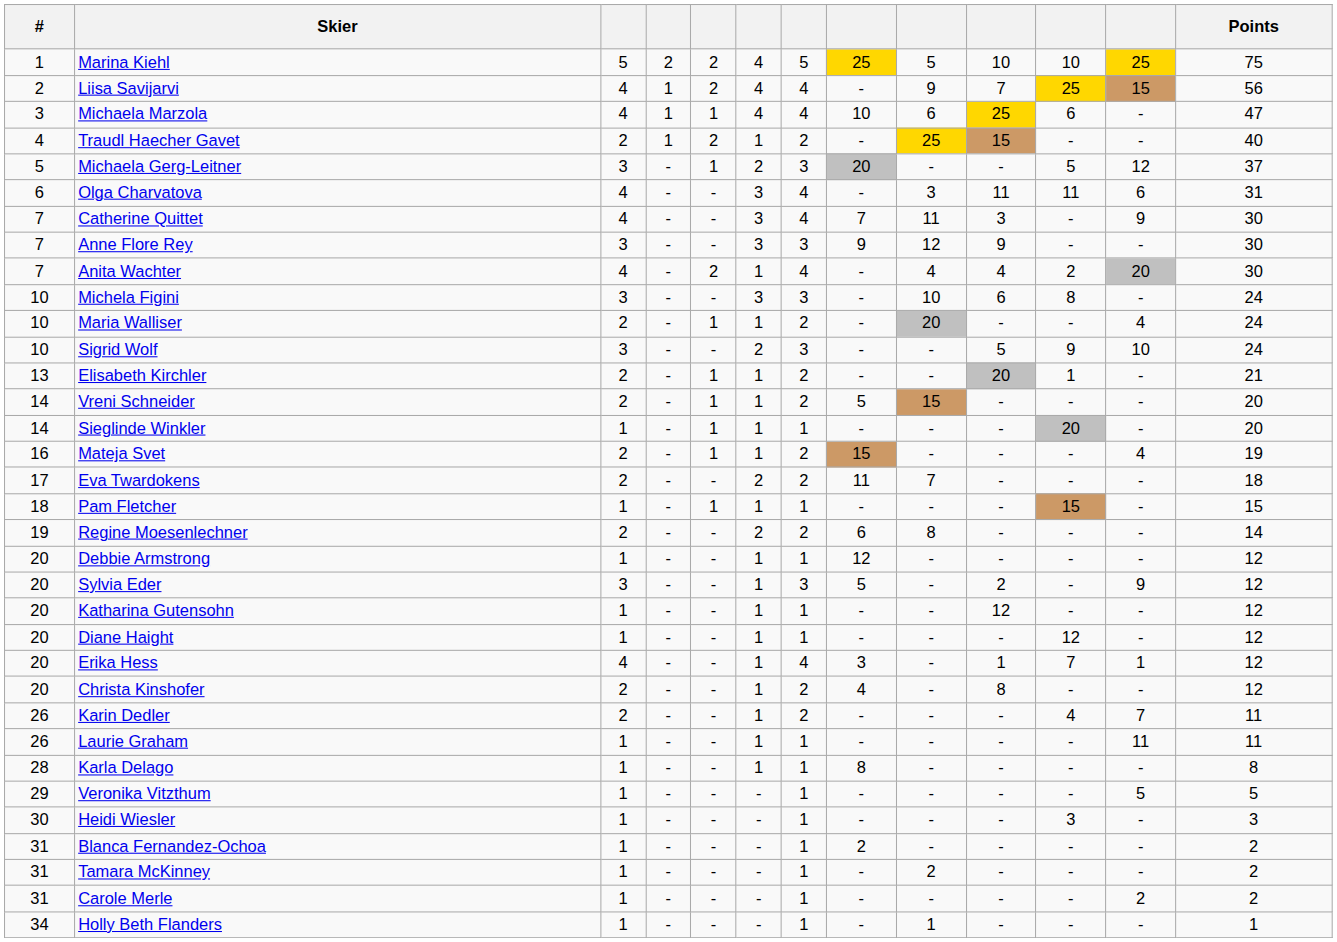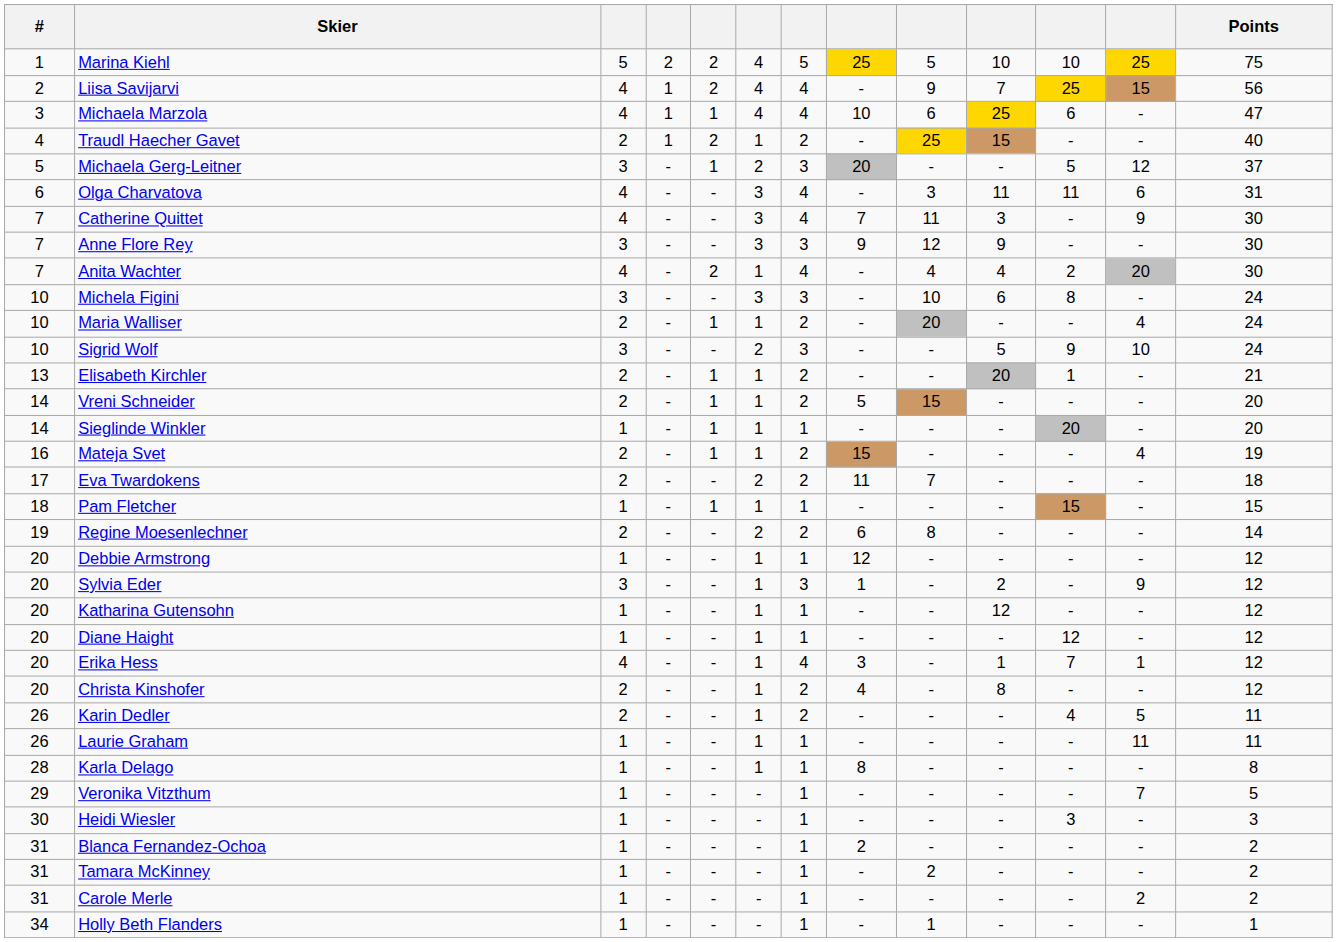(861, 584) 5 -> (861, 584) 1
(1141, 715) 7 -> (1141, 715) 5
(1141, 794) 5 -> (1141, 794) 7
